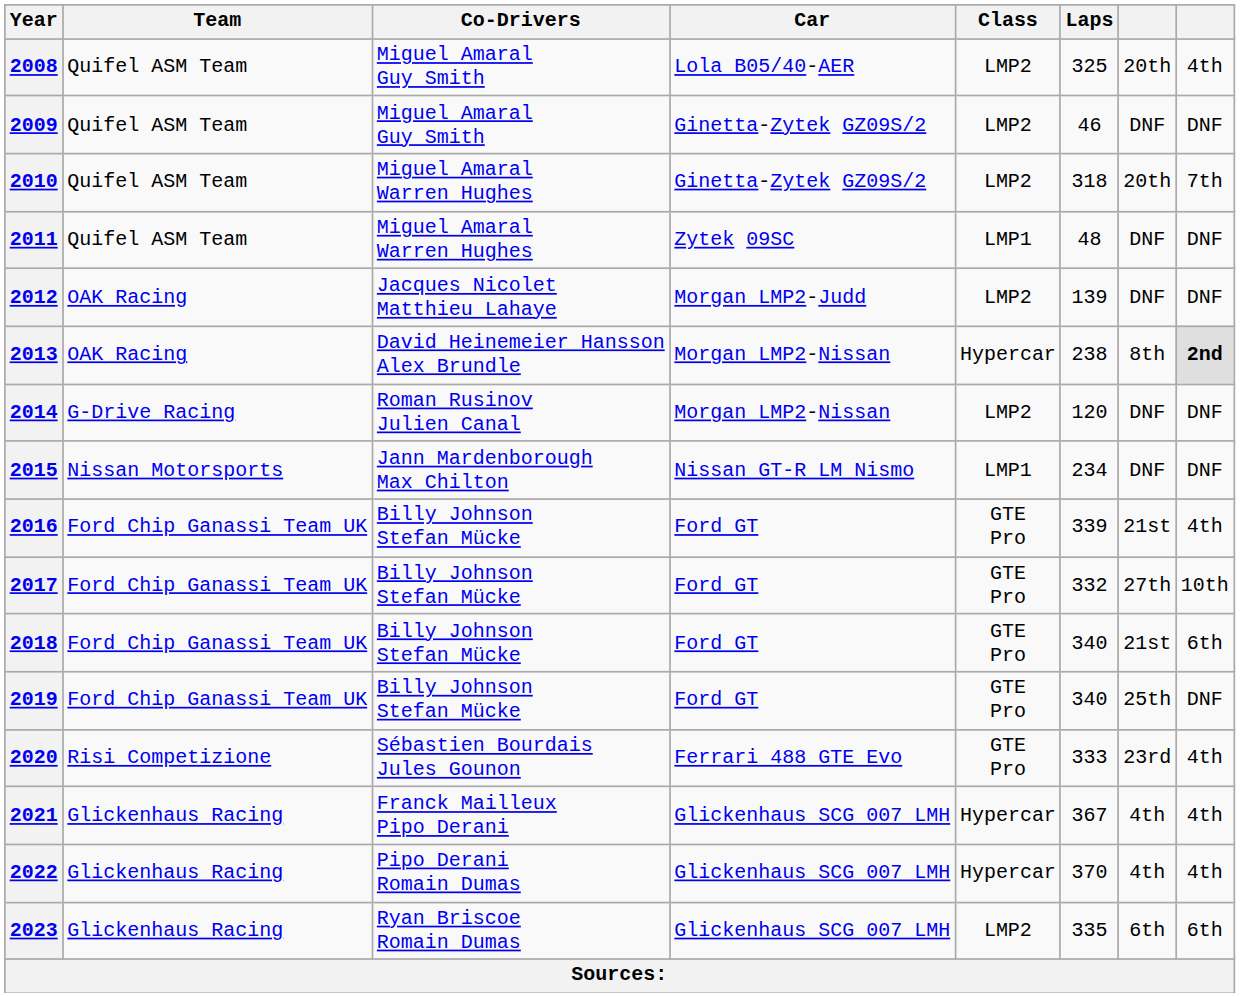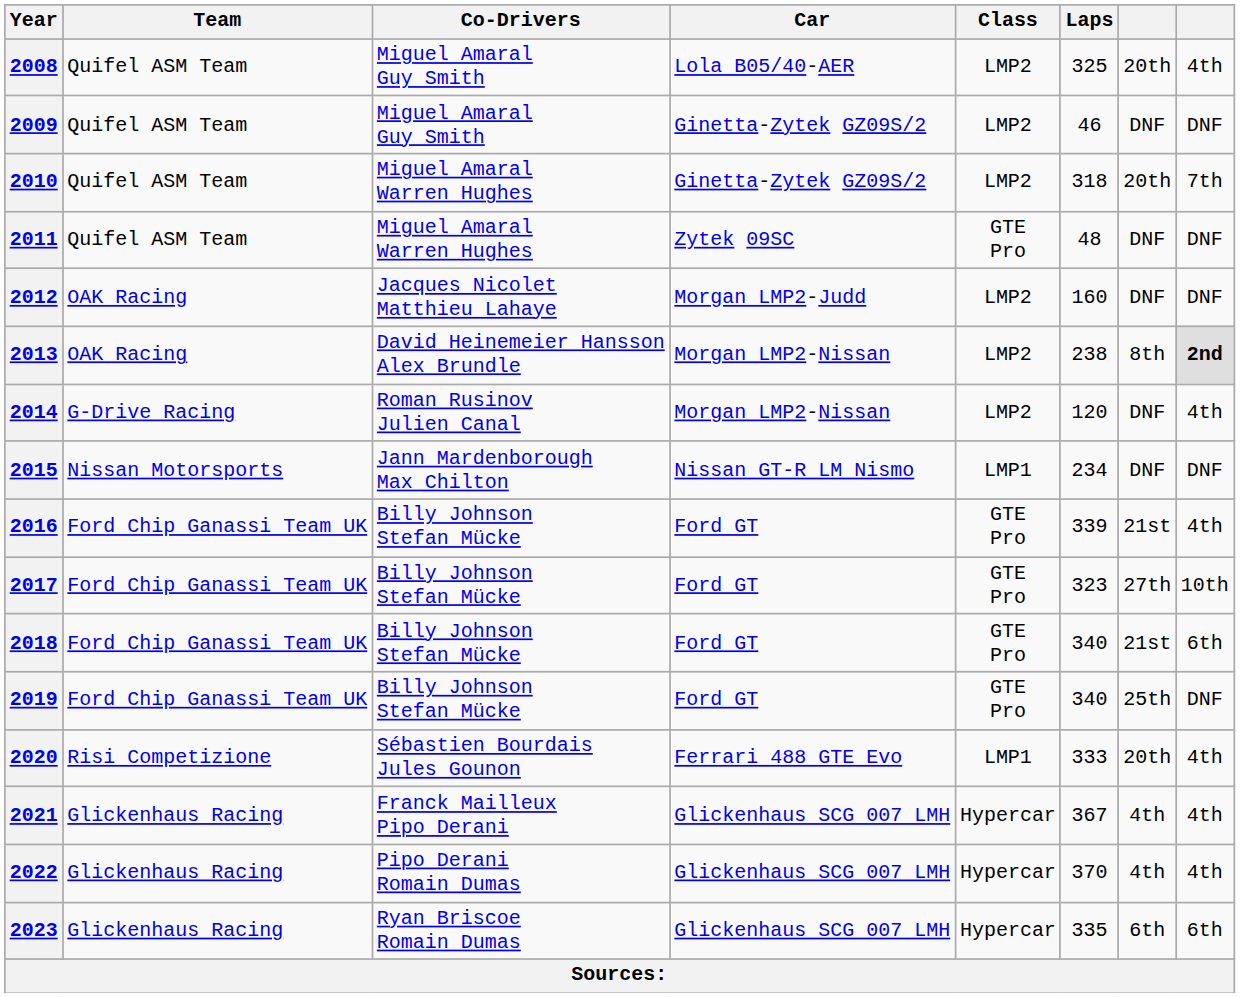(1008, 240) LMP1 -> (1008, 240) GTE Pro
(1090, 297) 139 -> (1090, 297) 160
(1008, 355) Hypercar -> (1008, 355) LMP2
(1205, 412) DNF -> (1205, 412) 4th
(1090, 585) 332 -> (1090, 585) 323
(1008, 758) GTE Pro -> (1008, 758) LMP1
(1147, 758) 23rd -> (1147, 758) 20th
(1008, 930) LMP2 -> (1008, 930) Hypercar
